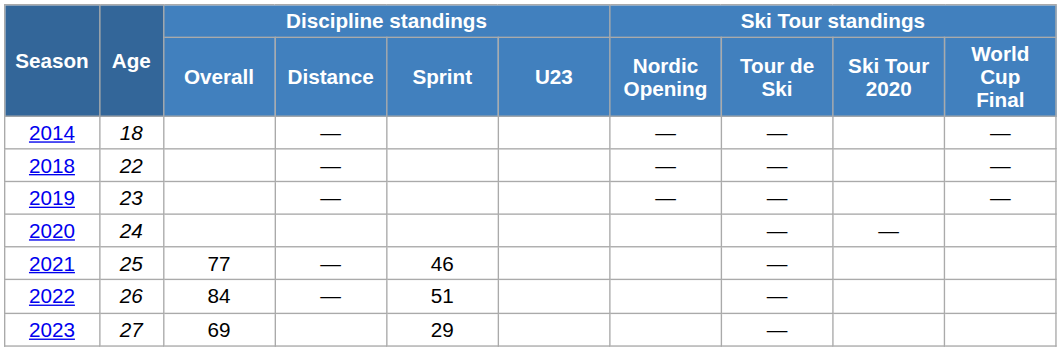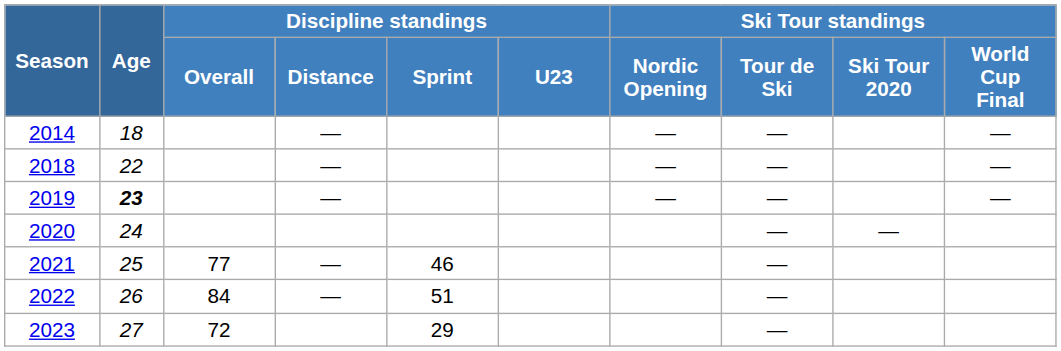(131, 198) normal -> (131, 198) bold
(219, 329) 69 -> (219, 329) 72
